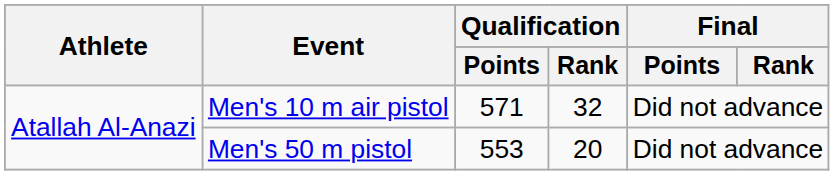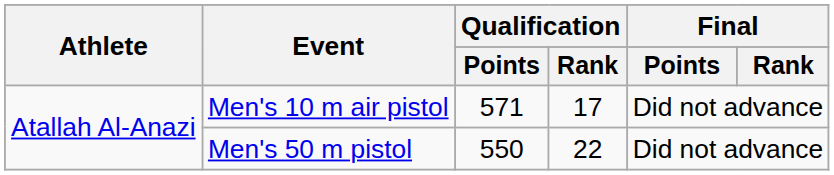(588, 107) 32 -> (588, 107) 17
(502, 149) 553 -> (502, 149) 550
(588, 149) 20 -> (588, 149) 22
